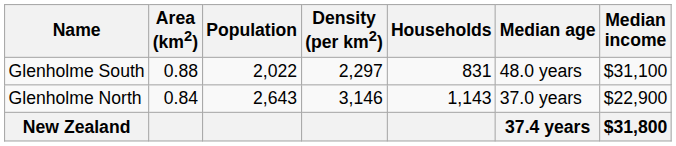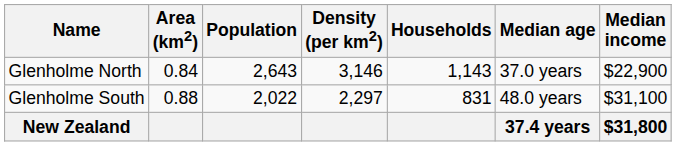rows swapped: (75, 98) <-> (77, 70)
